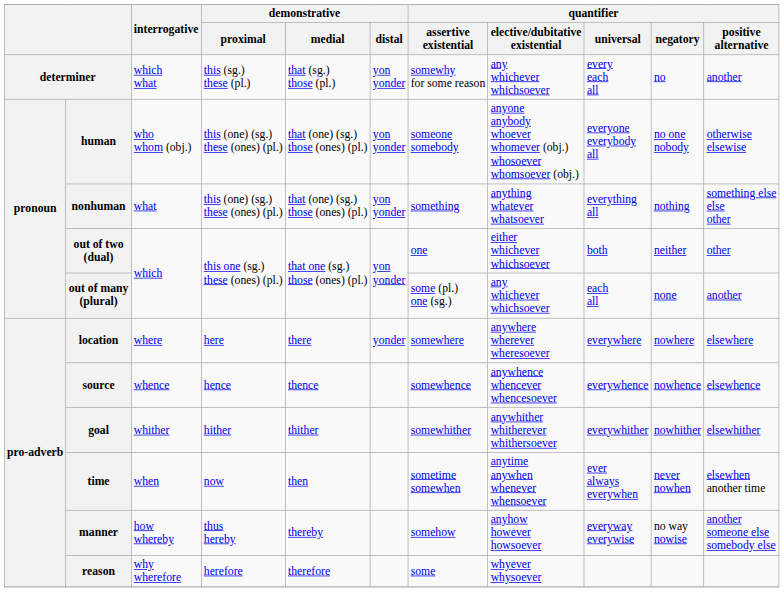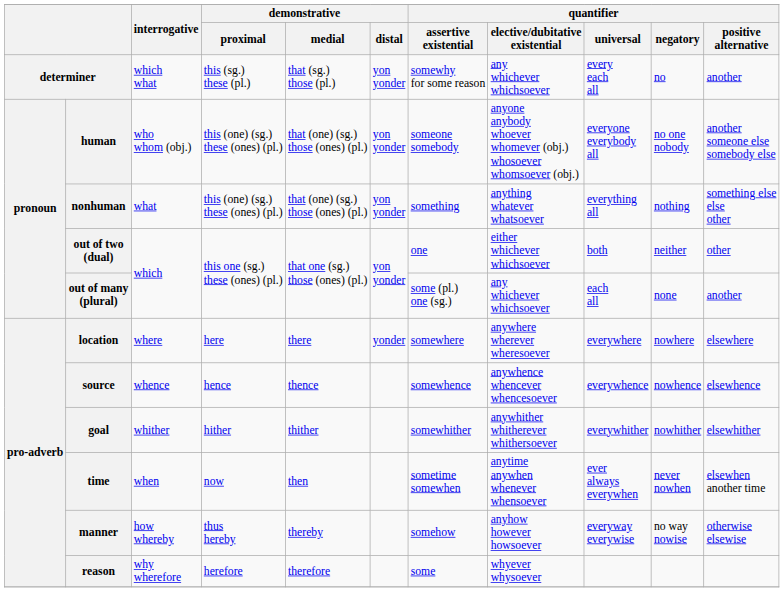(729, 141) otherwise elsewise -> (741, 141) another someone else somebody else
(741, 532) another someone else somebody else -> (729, 532) otherwise elsewise
